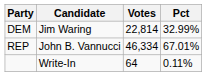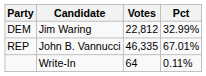(142, 30) 22,814 -> (142, 30) 22,812
(142, 46) 46,334 -> (142, 46) 46,335
